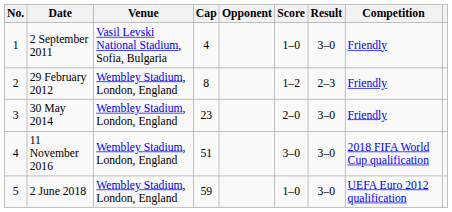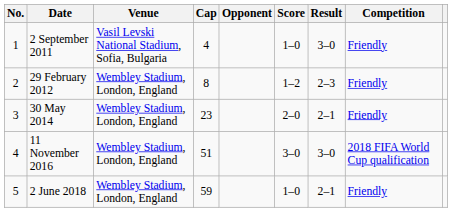(326, 115) 3–0 -> (326, 115) 2–1
(326, 191) 3–0 -> (326, 191) 2–1
(388, 191) UEFA Euro 2012 qualification -> (367, 191) Friendly
